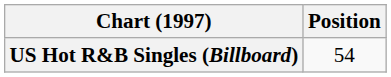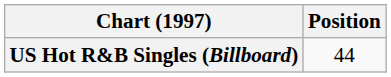(344, 54) 54 -> (344, 54) 44
